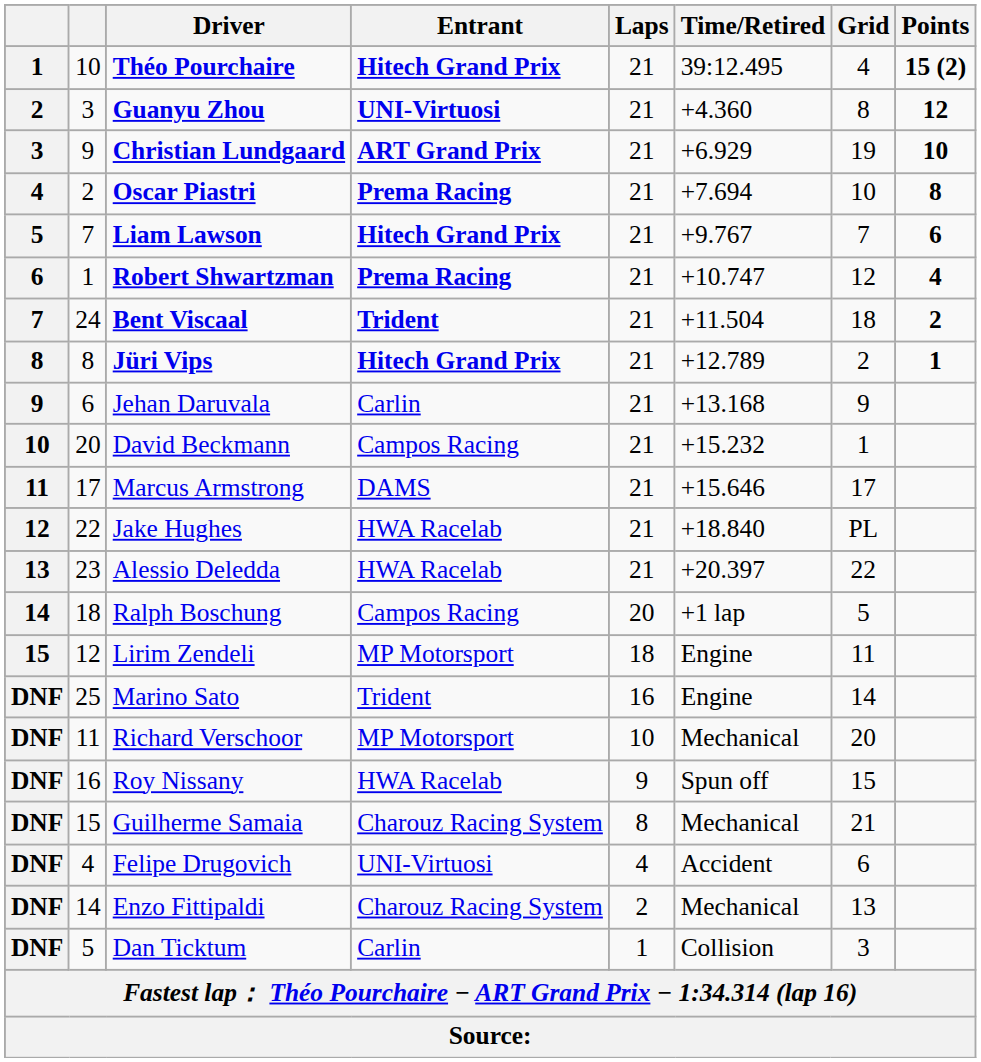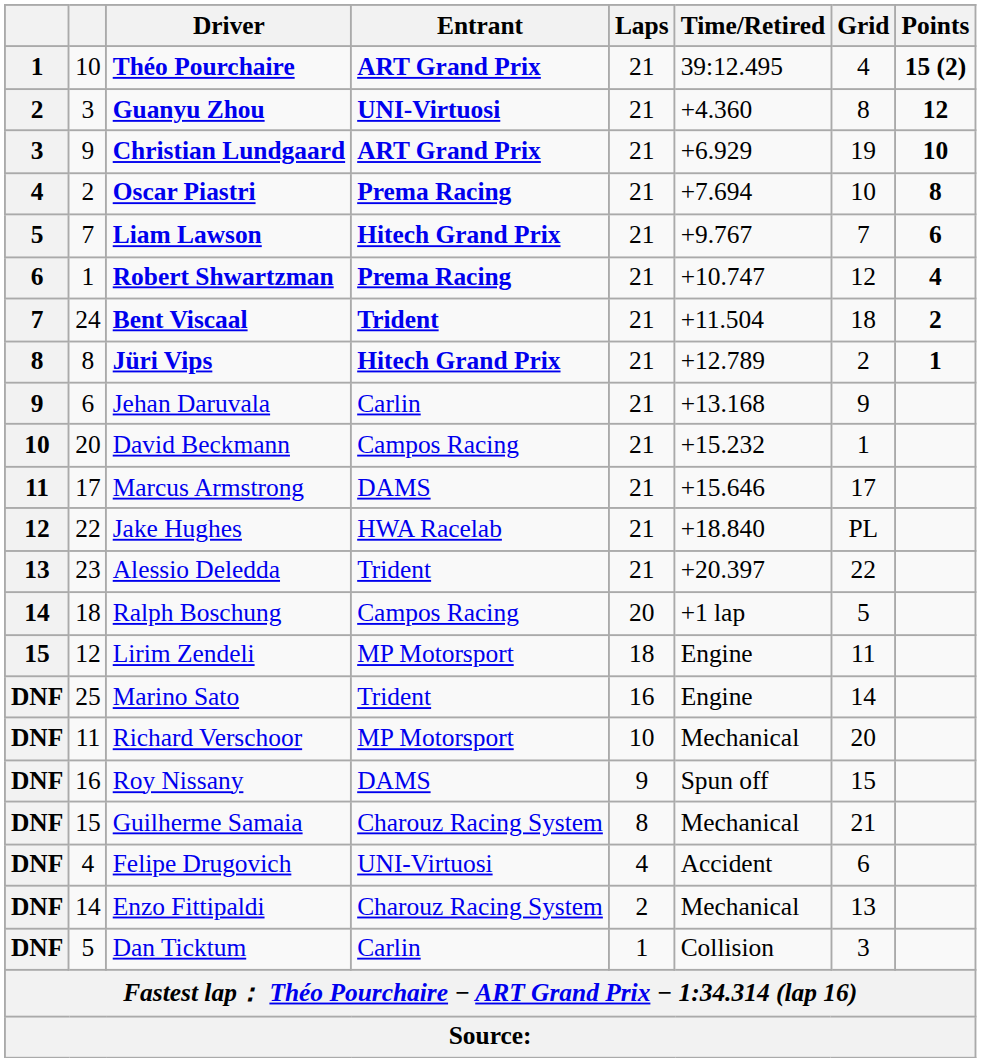(459, 67) Hitech Grand Prix -> (449, 67) ART Grand Prix
(430, 570) HWA Racelab -> (394, 570) Trident
(430, 780) HWA Racelab -> (394, 780) DAMS
